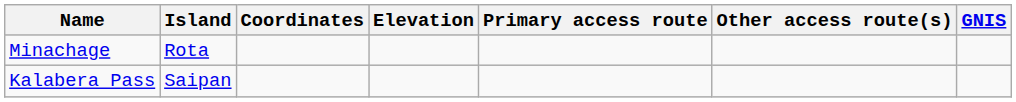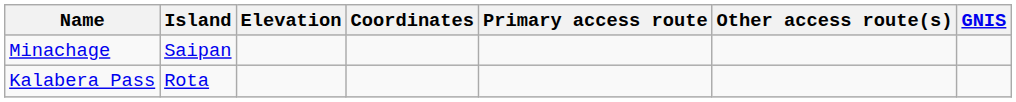columns swapped: (424, 20) <-> (302, 20)
(187, 50) Rota -> (198, 50) Saipan
(198, 81) Saipan -> (187, 81) Rota
